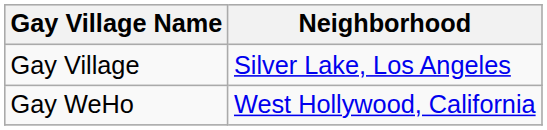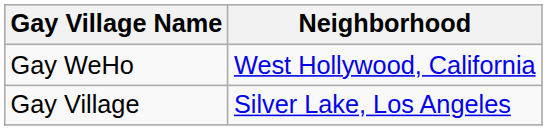rows swapped: (75, 64) <-> (72, 104)
